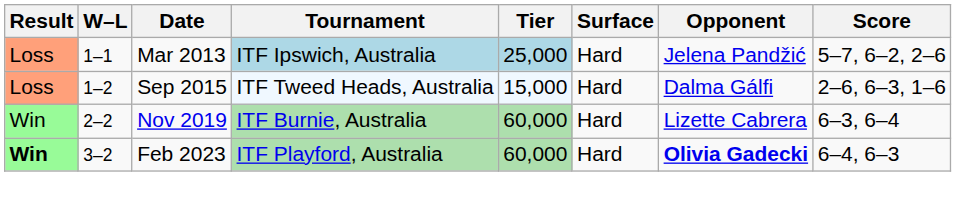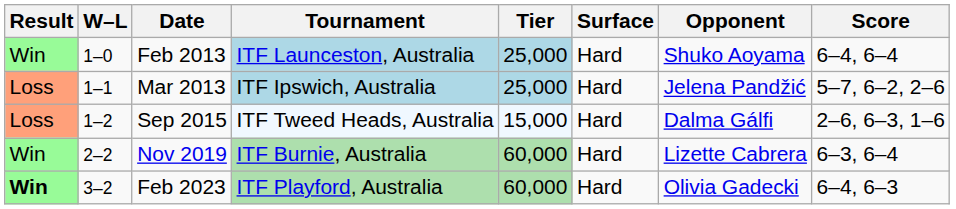+ row: (181, 54)
(736, 154) bold -> (731, 187) normal
